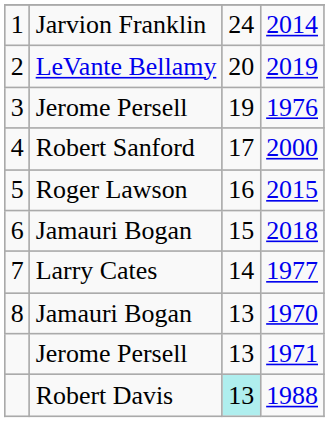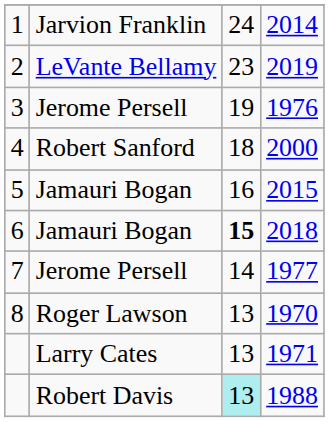(241, 66) 20 -> (241, 66) 23
(241, 148) 17 -> (241, 148) 18
(112, 189) Roger Lawson -> (114, 189) Jamauri Bogan
(241, 230) normal -> (241, 230) bold
(97, 271) Larry Cates -> (112, 271) Jerome Persell
(114, 312) Jamauri Bogan -> (112, 312) Roger Lawson
(112, 353) Jerome Persell -> (97, 353) Larry Cates
